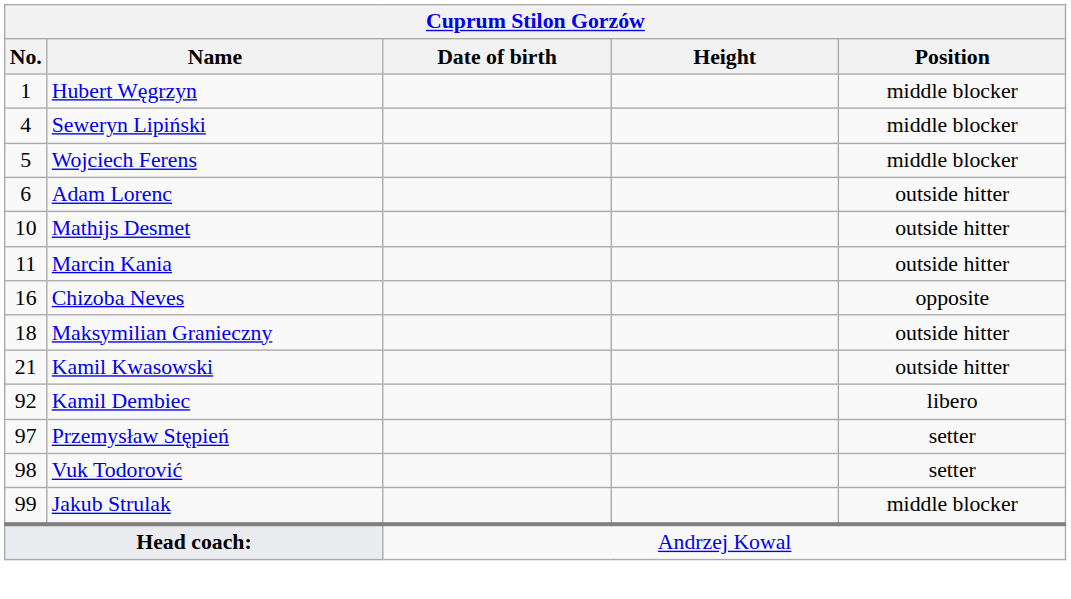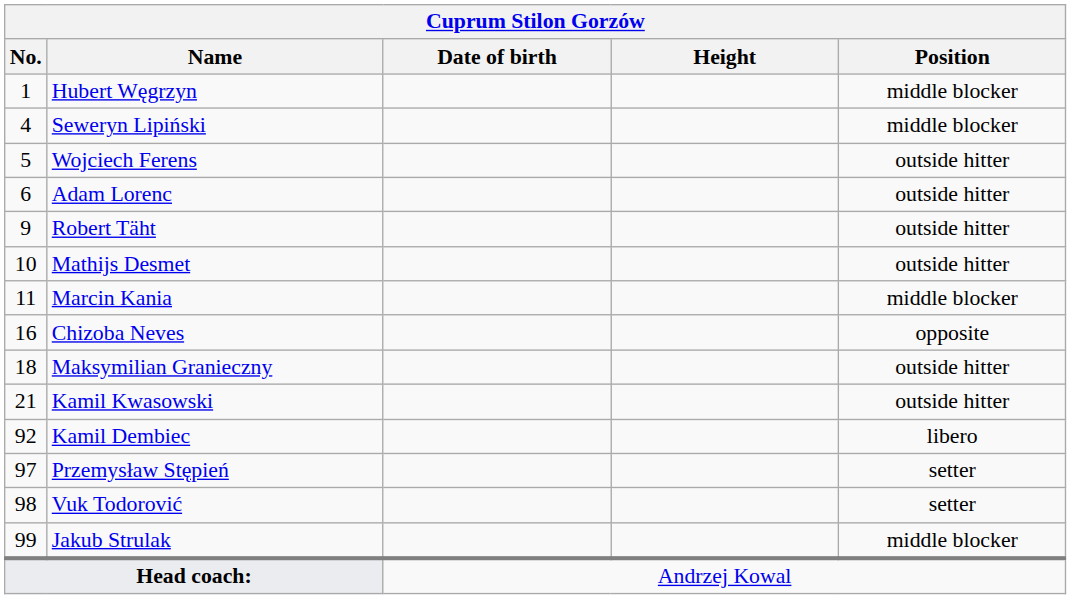(952, 159) middle blocker -> (952, 159) outside hitter
+ row: (104, 228)
(952, 263) outside hitter -> (952, 297) middle blocker
